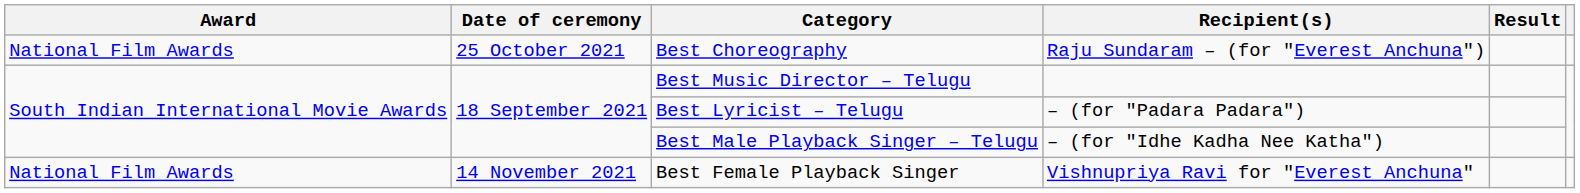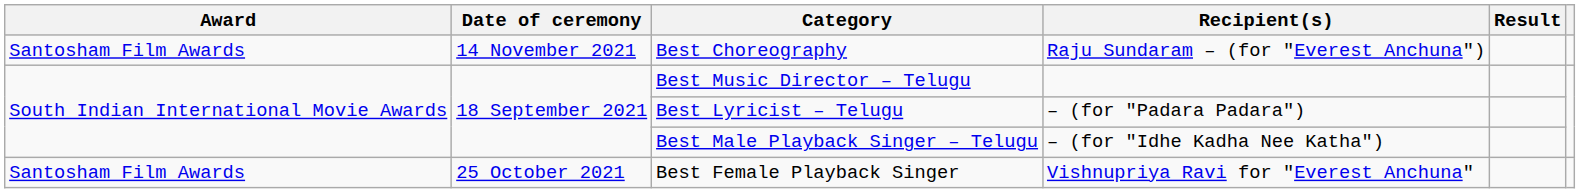(122, 50) National Film Awards -> (127, 50) Santosham Film Awards
(540, 50) 25 October 2021 -> (546, 50) 14 November 2021
(122, 173) National Film Awards -> (127, 173) Santosham Film Awards
(546, 173) 14 November 2021 -> (540, 173) 25 October 2021
